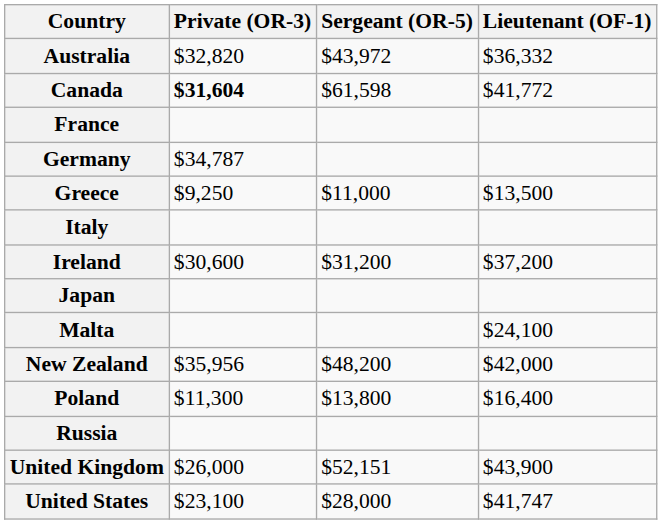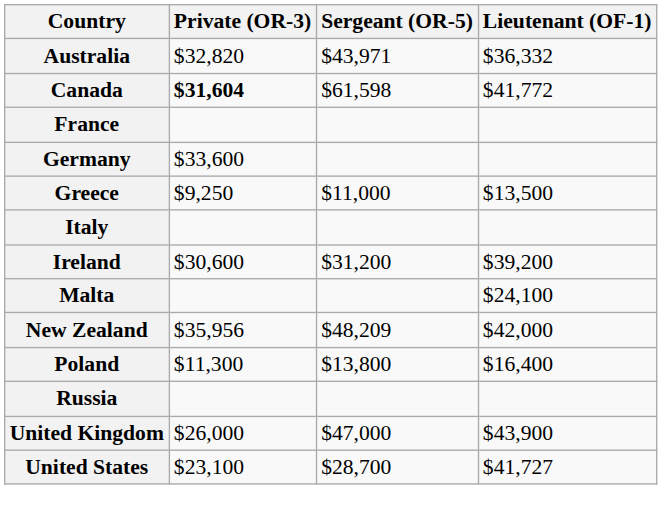(356, 55) $43,972 -> (356, 55) $43,971
(209, 158) $34,787 -> (209, 158) $33,600
(518, 261) $37,200 -> (518, 261) $39,200
- row: (87, 295)
(356, 364) $48,200 -> (356, 329) $48,209
(356, 466) $52,151 -> (356, 432) $47,000
(356, 501) $28,000 -> (356, 466) $28,700
(518, 501) $41,747 -> (518, 466) $41,727
